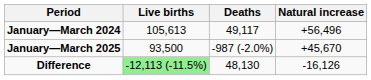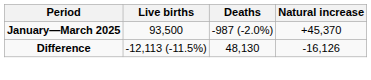- row: (64, 30)
(321, 48) +45,670 -> (321, 30) +45,370
(166, 65) lightgreen background -> (166, 48) no background
